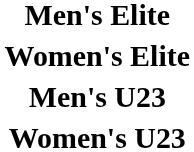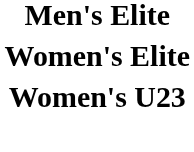- row: (97, 97)
